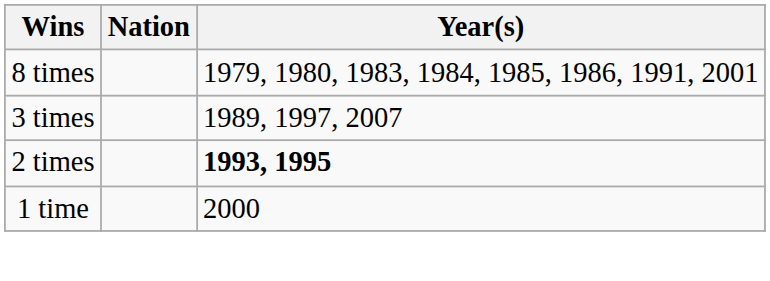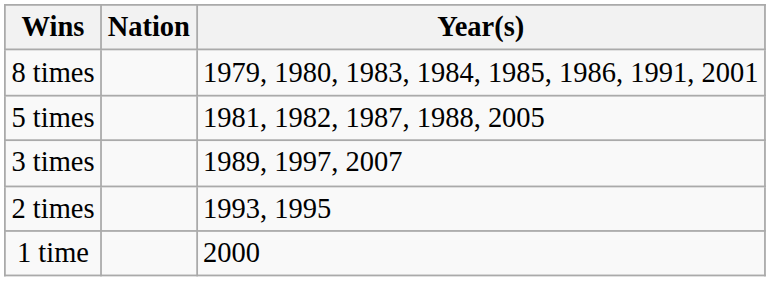+ row: (53, 117)
(267, 162) bold -> (267, 207) normal
